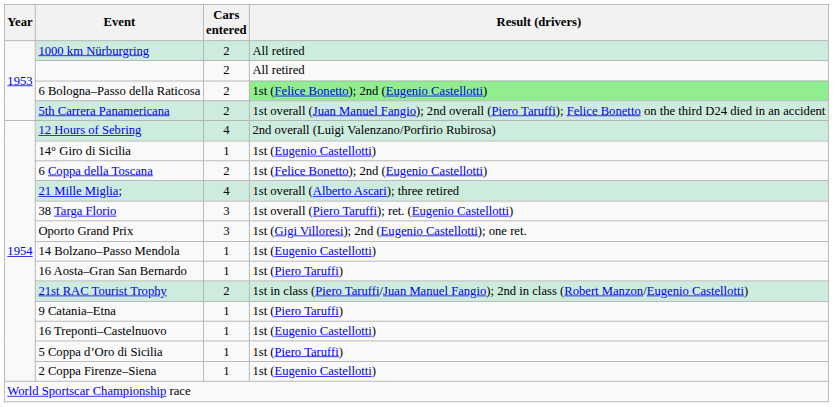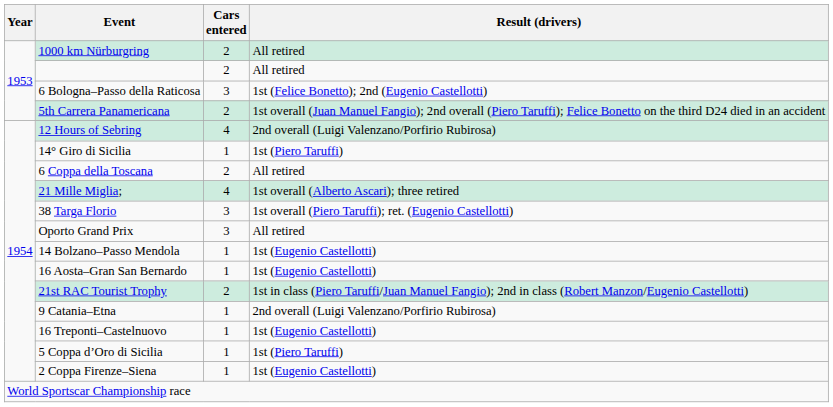(226, 90) 2 -> (226, 90) 3
(370, 90) lightgreen background -> (370, 90) no background
(314, 150) 1st (Eugenio Castellotti) -> (298, 150) 1st (Piero Taruffi)
(370, 170) 1st (Felice Bonetto); 2nd (Eugenio Castellotti) -> (279, 170) All retired
(390, 231) 1st (Gigi Villoresi); 2nd (Eugenio Castellotti); one ret. -> (279, 231) All retired
(298, 271) 1st (Piero Taruffi) -> (314, 271) 1st (Eugenio Castellotti)
(298, 311) 1st (Piero Taruffi) -> (374, 311) 2nd overall (Luigi Valenzano/Porfirio Rubirosa)
